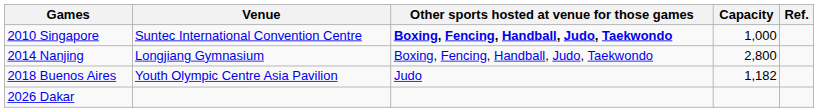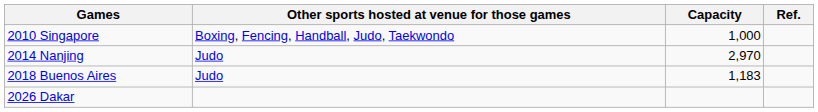- column: (261, 14)
(533, 35) bold -> (325, 35) normal
(523, 55) Boxing, Fencing, Handball, Judo, Taekwondo -> (209, 55) Judo
(760, 55) 2,800 -> (745, 55) 2,970
(760, 76) 1,182 -> (745, 76) 1,183
